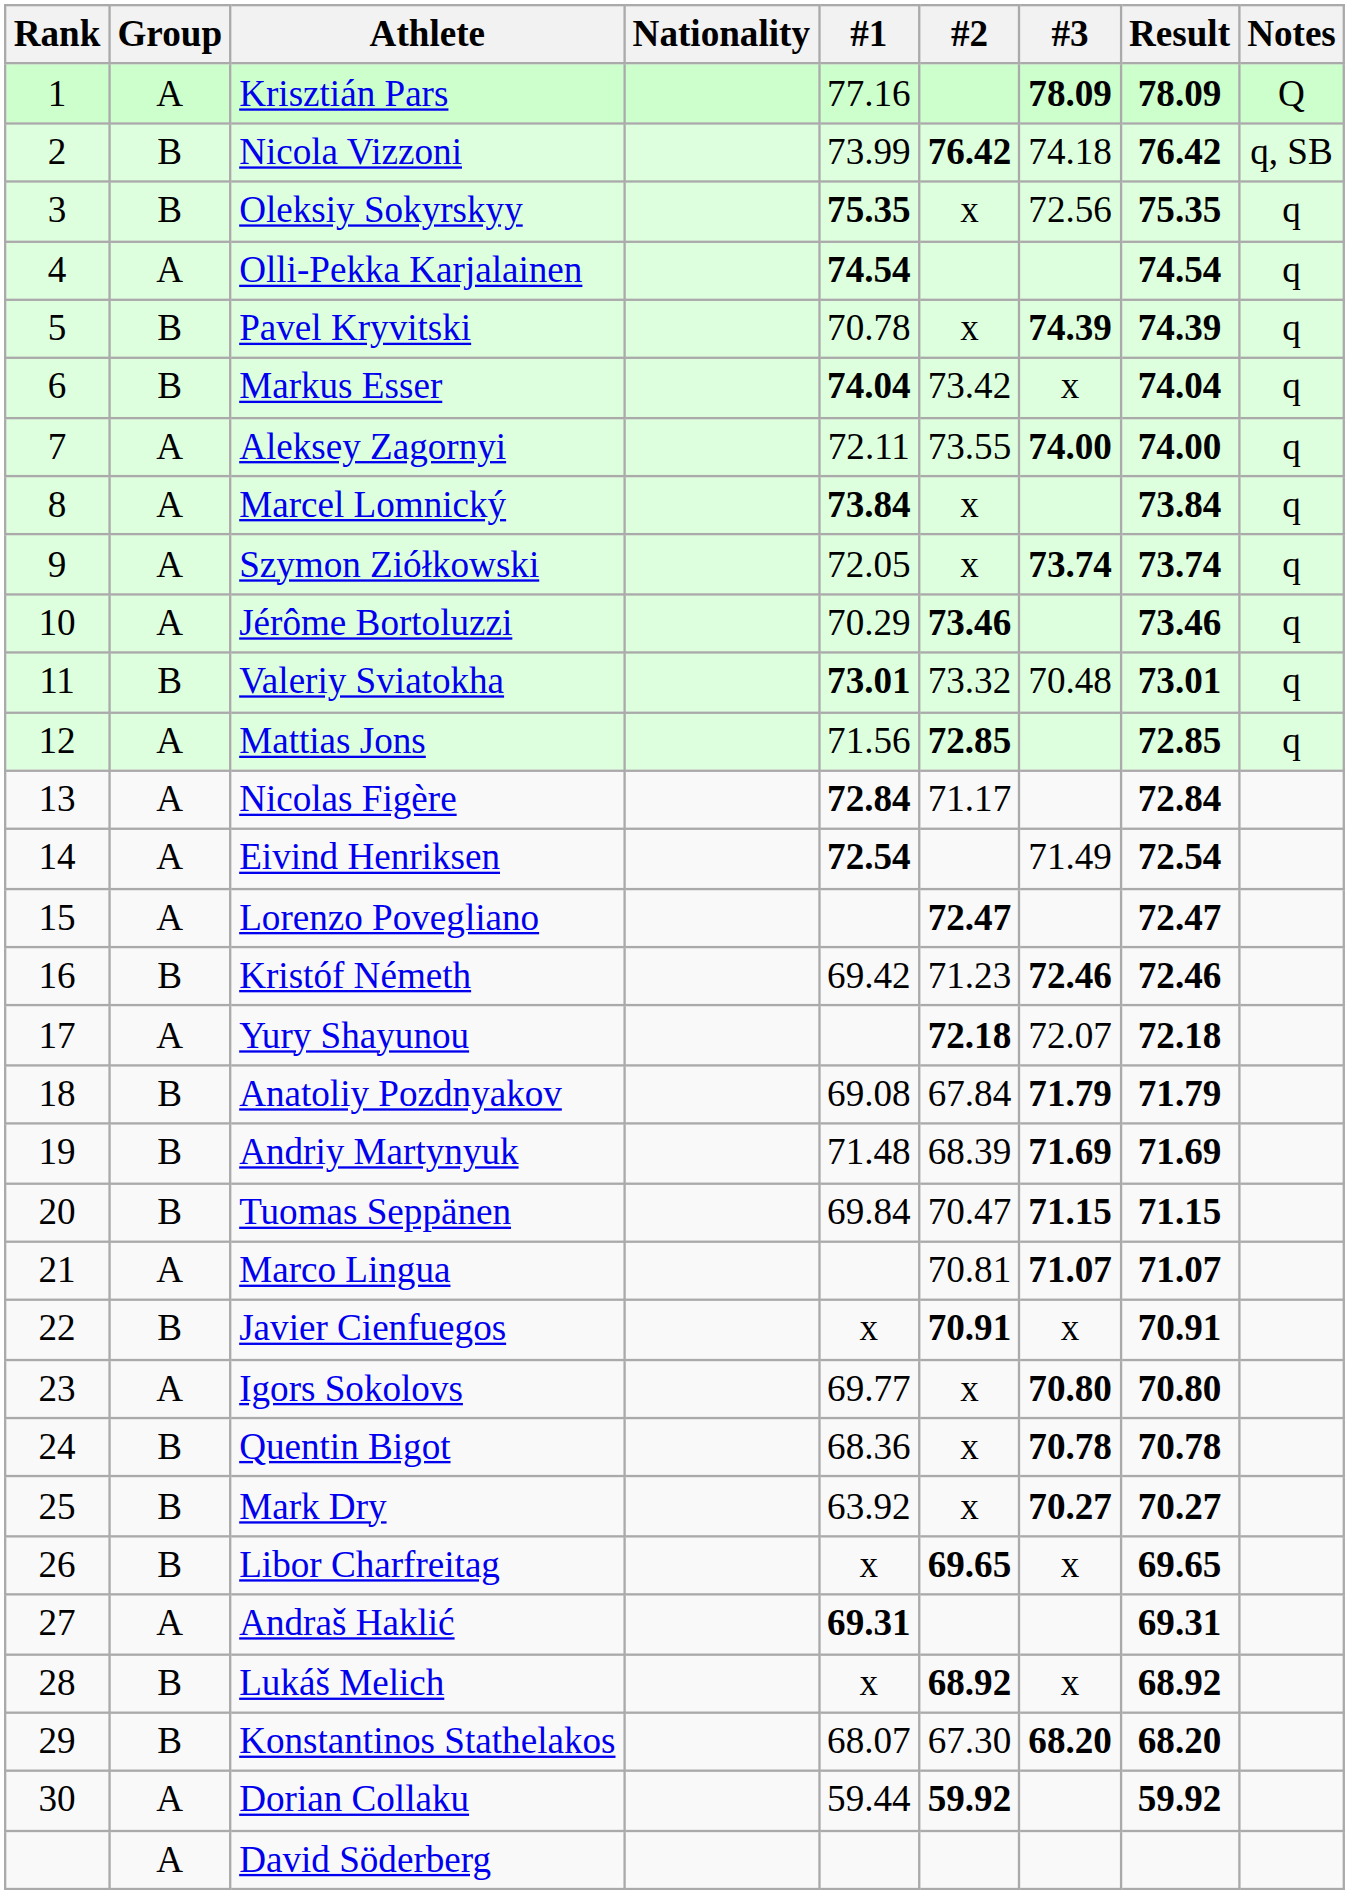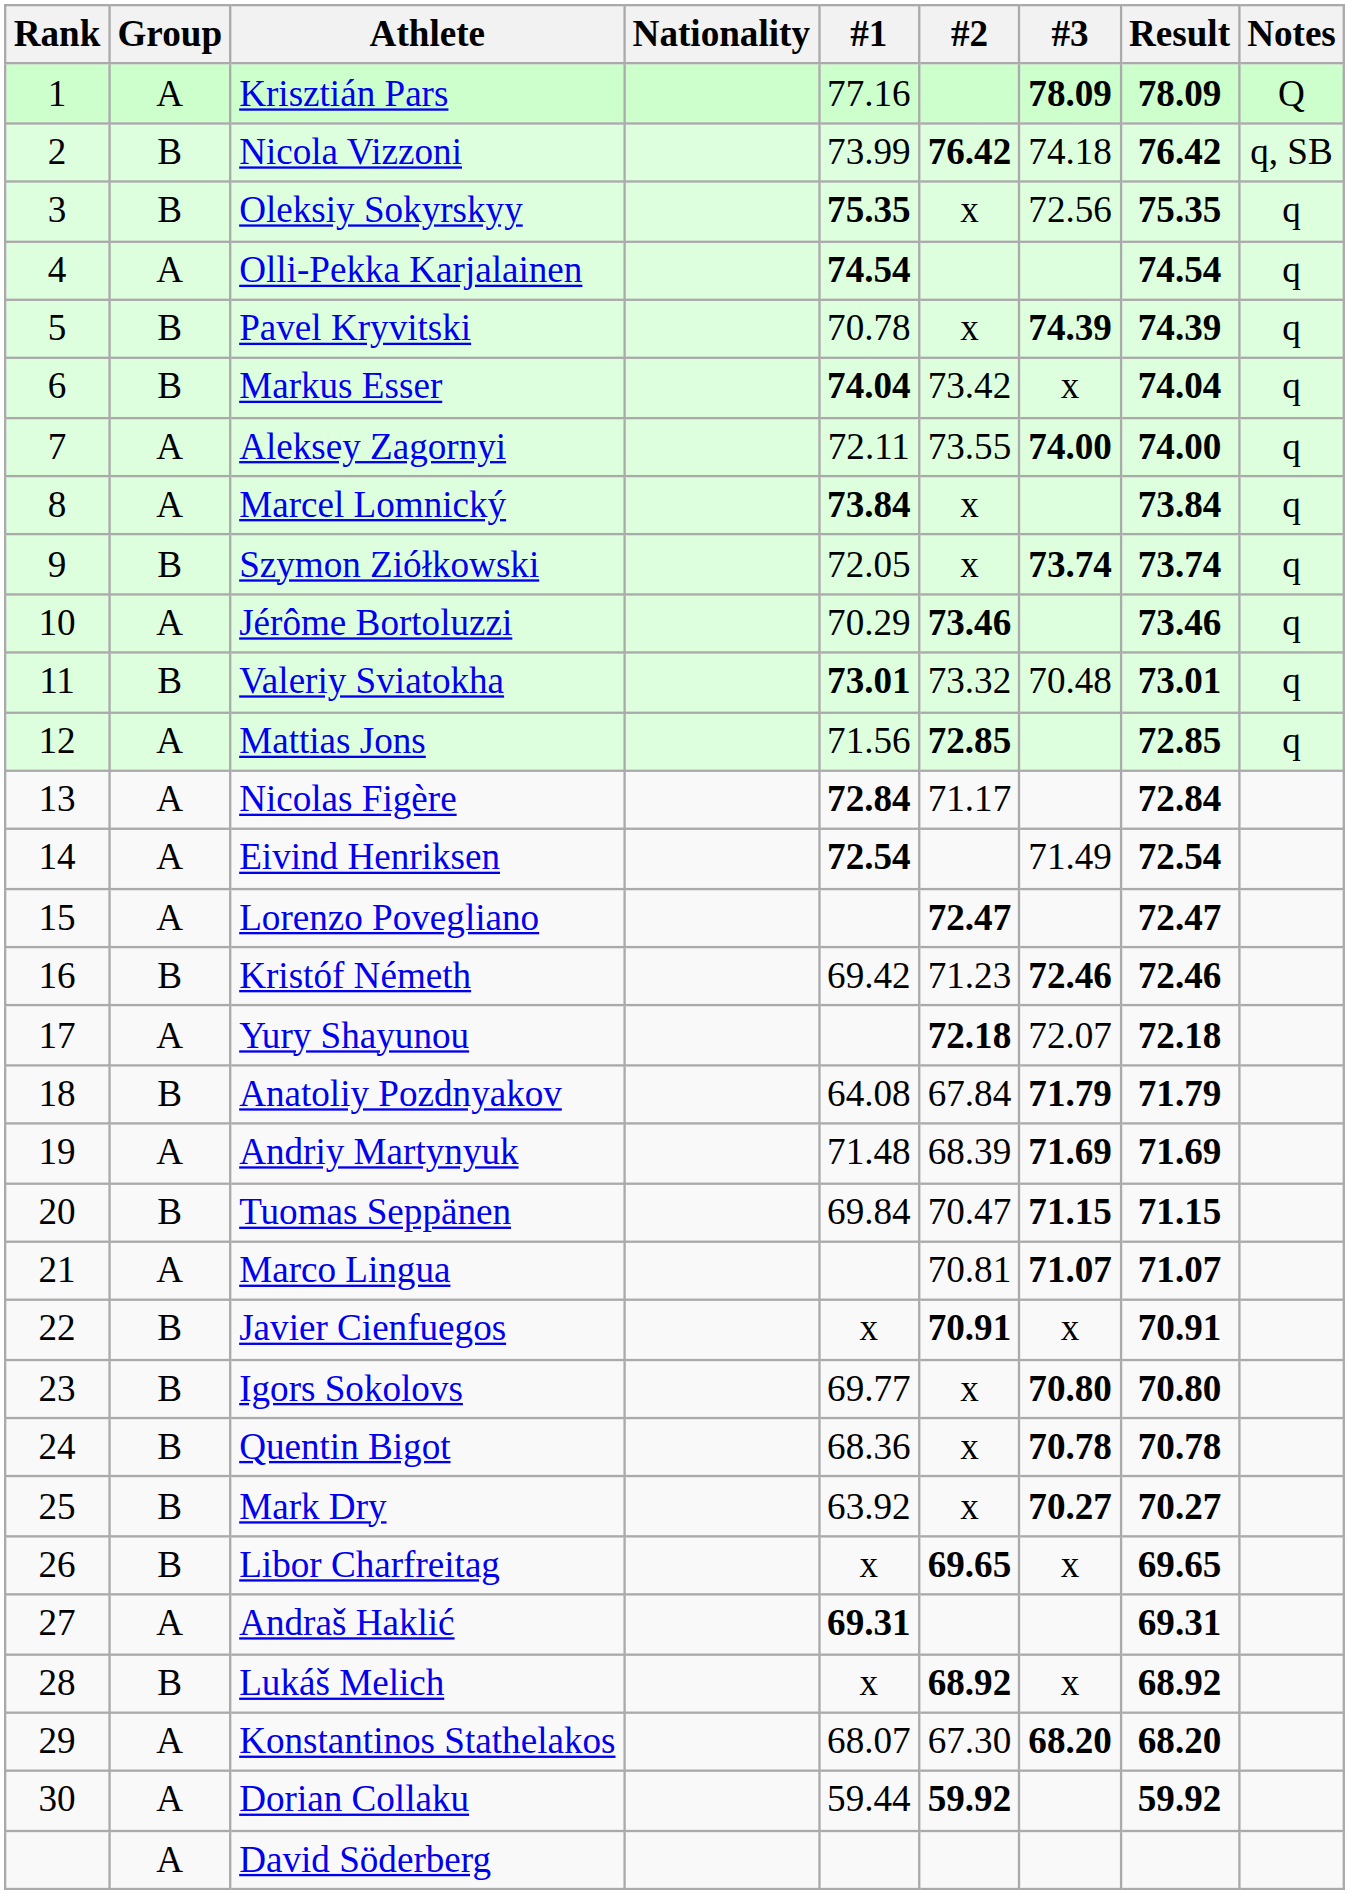(170, 563) A -> (170, 563) B
(869, 1093) 69.08 -> (869, 1093) 64.08
(170, 1152) B -> (170, 1152) A
(170, 1387) A -> (170, 1387) B
(170, 1741) B -> (170, 1741) A
